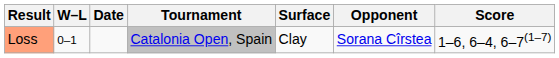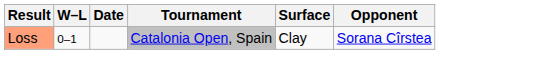- column: (495, 15)
